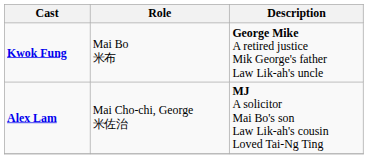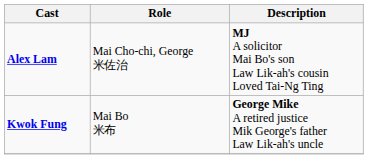rows swapped: (37, 52) <-> (32, 118)
